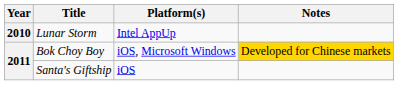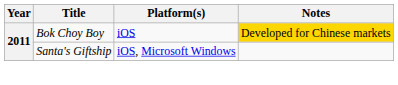- row: (66, 32)
(176, 51) iOS, Microsoft Windows -> (126, 32) iOS
(126, 70) iOS -> (176, 51) iOS, Microsoft Windows
